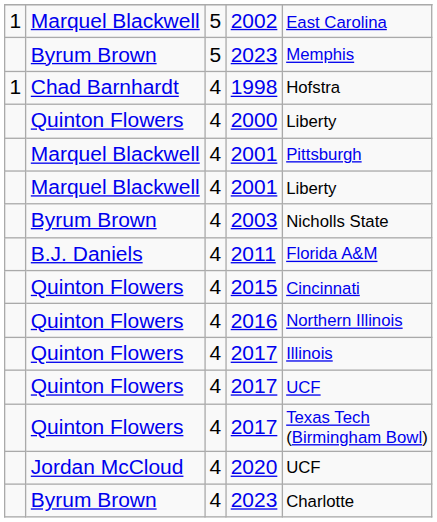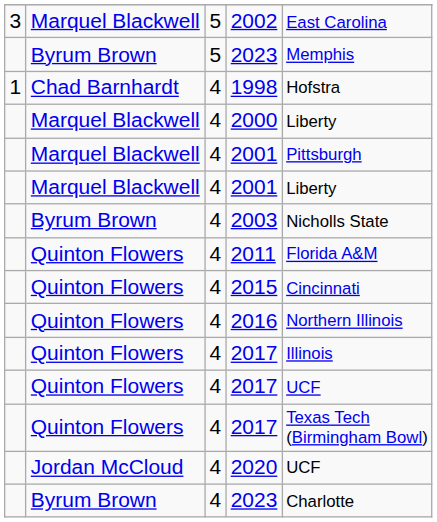(15, 21) 1 -> (15, 21) 3
(107, 120) Quinton Flowers -> (115, 120) Marquel Blackwell
(87, 253) B.J. Daniels -> (107, 253) Quinton Flowers
